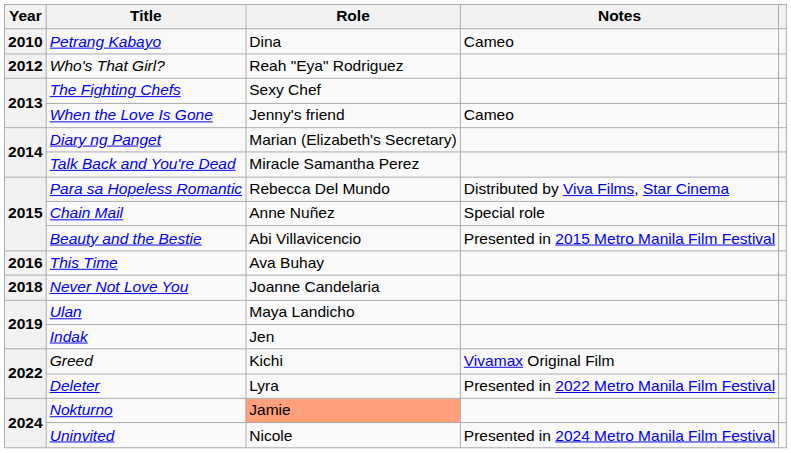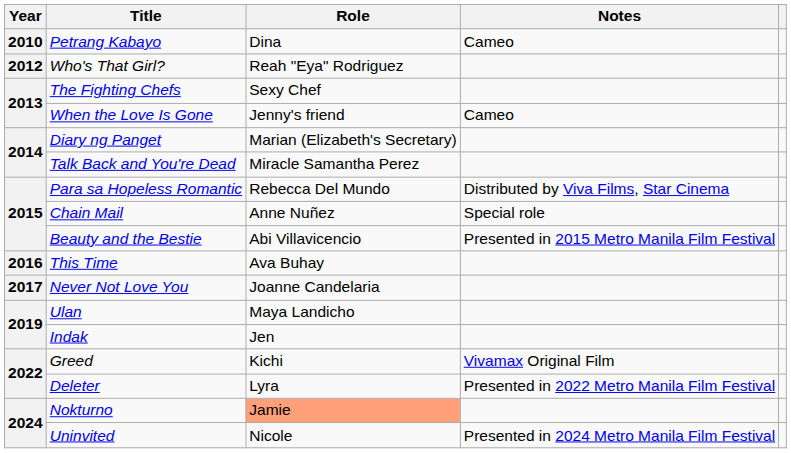(25, 287) 2018 -> (25, 287) 2017
